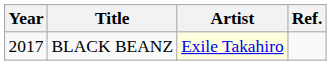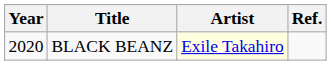(26, 45) 2017 -> (26, 45) 2020
